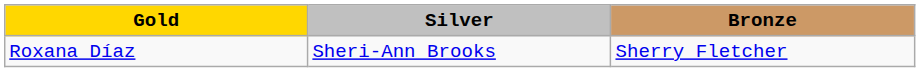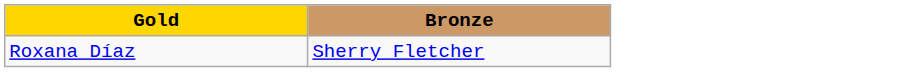- column: (459, 20)
